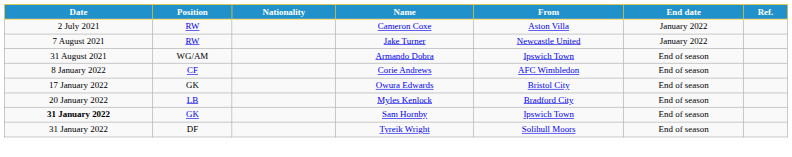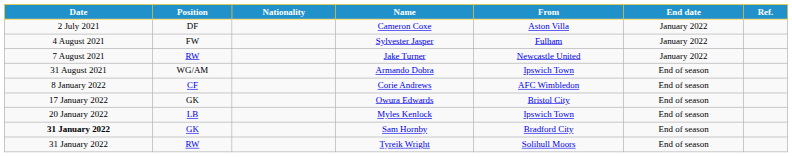(192, 26) RW -> (192, 26) DF
+ row: (405, 41)
(549, 100) Bradford City -> (549, 115) Ipswich Town
(549, 115) Ipswich Town -> (549, 130) Bradford City
(192, 130) DF -> (192, 144) RW
